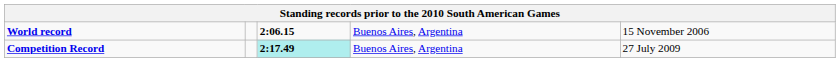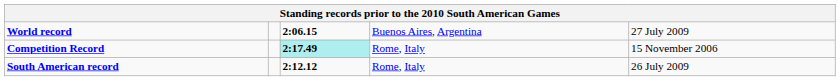(666, 31) 15 November 2006 -> (660, 31) 27 July 2009
(408, 48) Buenos Aires, Argentina -> (398, 48) Rome, Italy
(652, 48) 27 July 2009 -> (674, 48) 15 November 2006
+ row: (63, 66)
